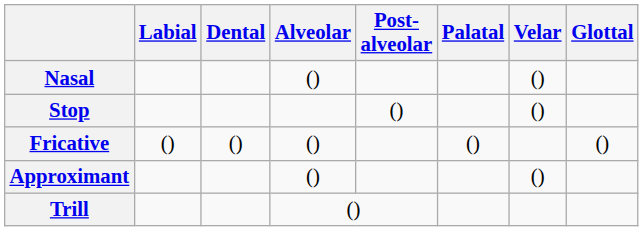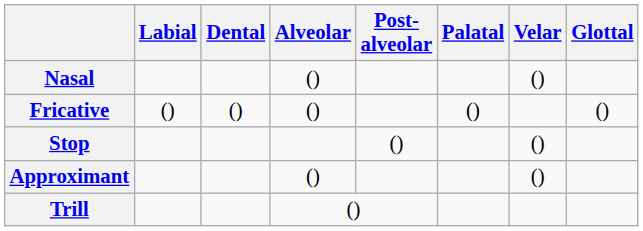rows swapped: (69, 110) <-> (69, 143)
